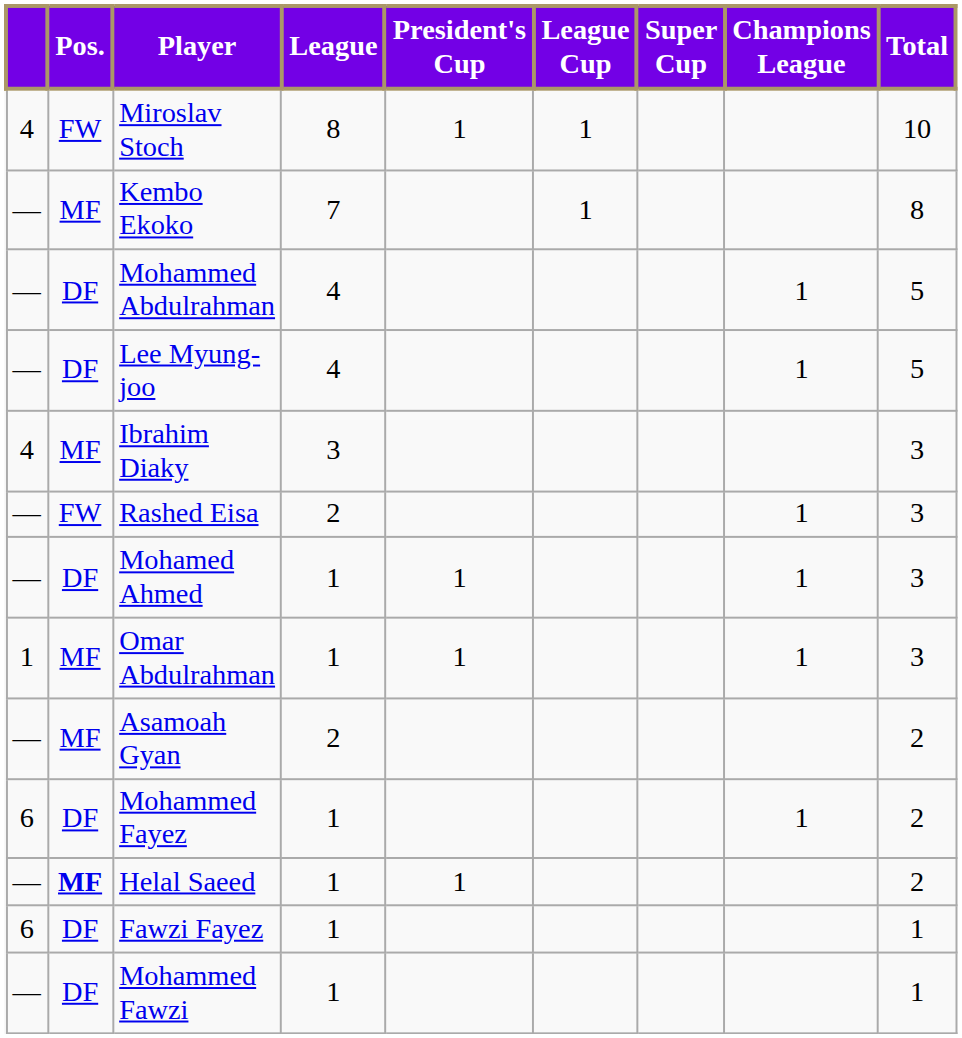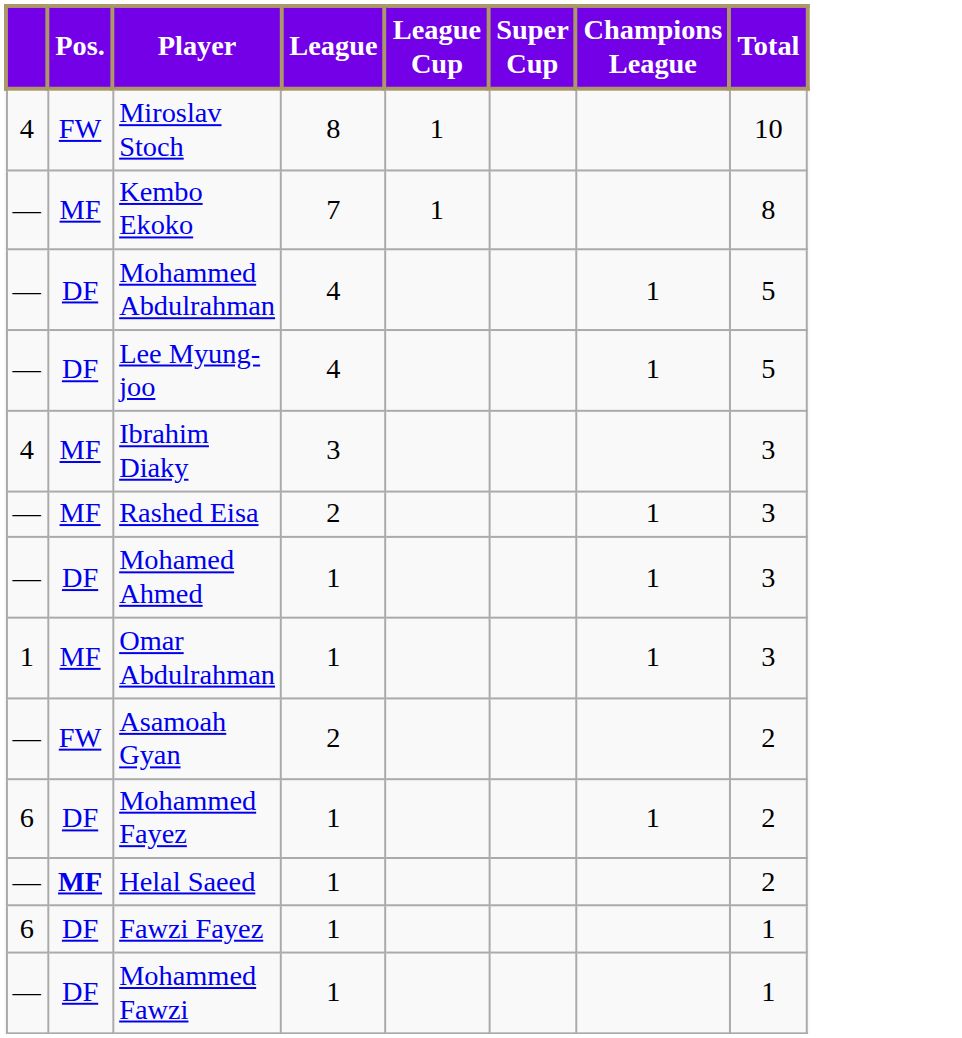- column: (459, 46)
(80, 513) FW -> (80, 513) MF
(80, 737) MF -> (80, 737) FW
